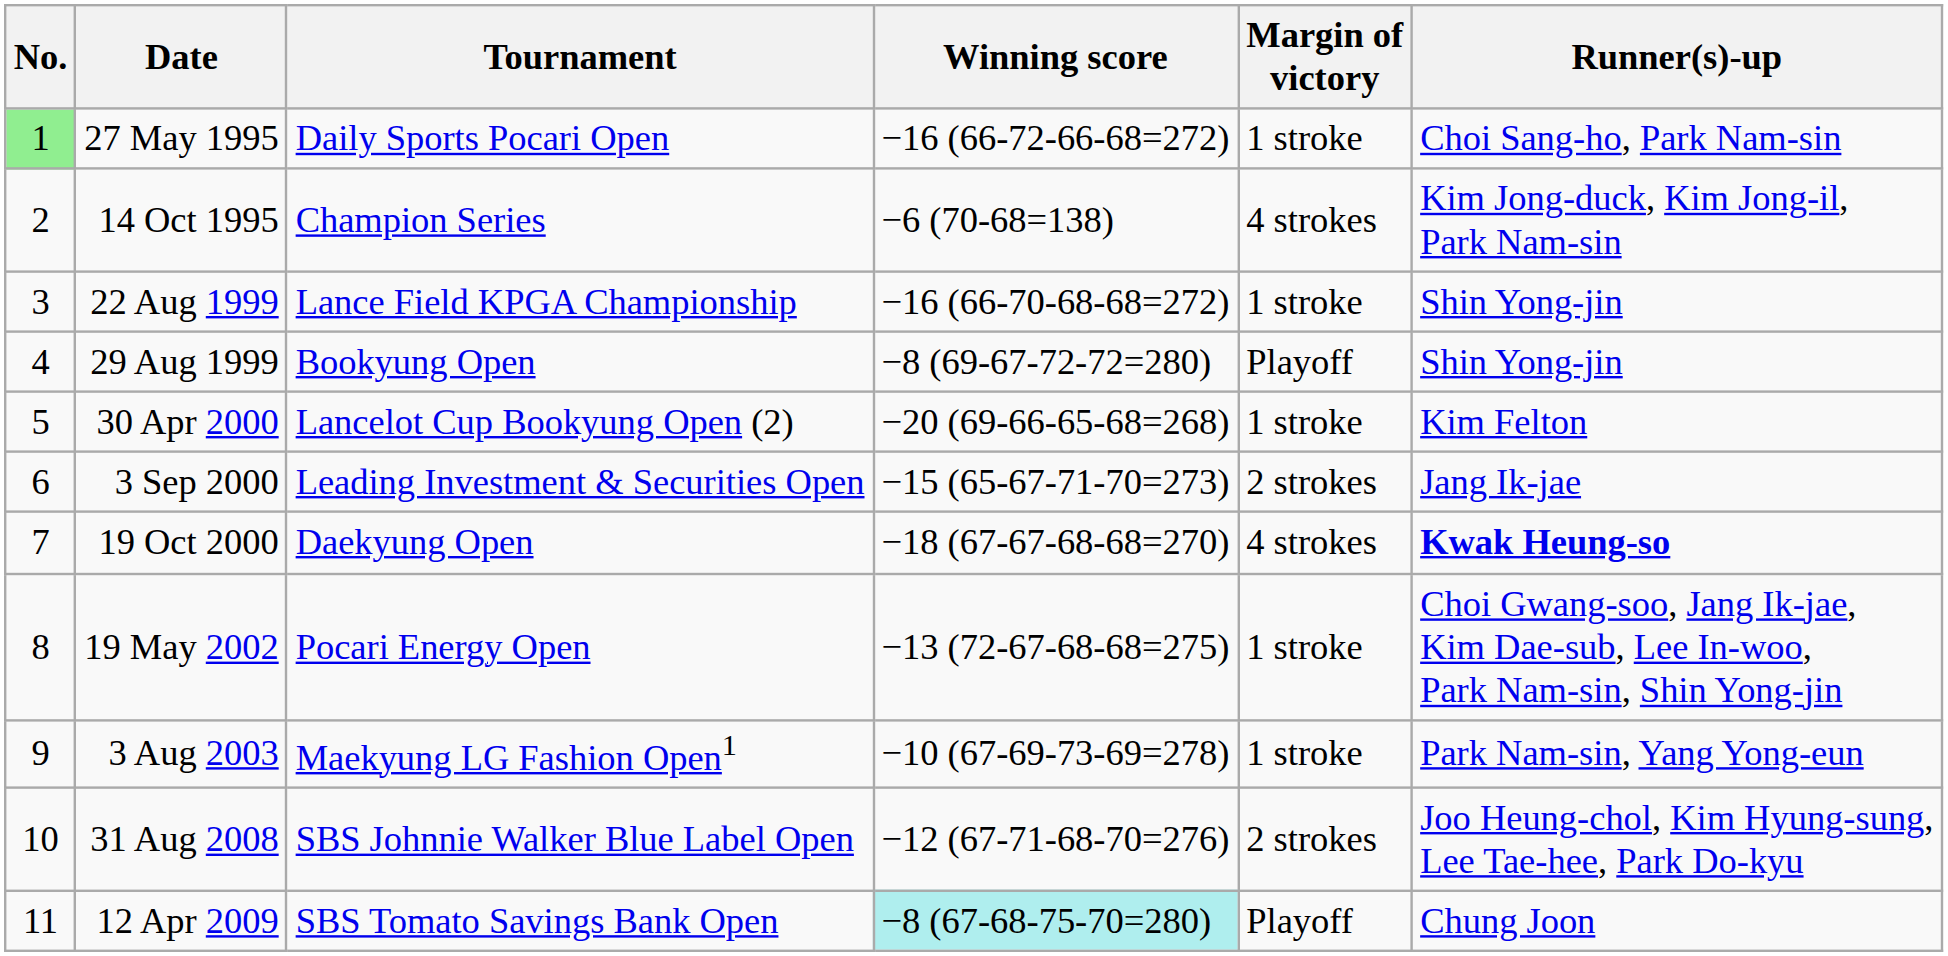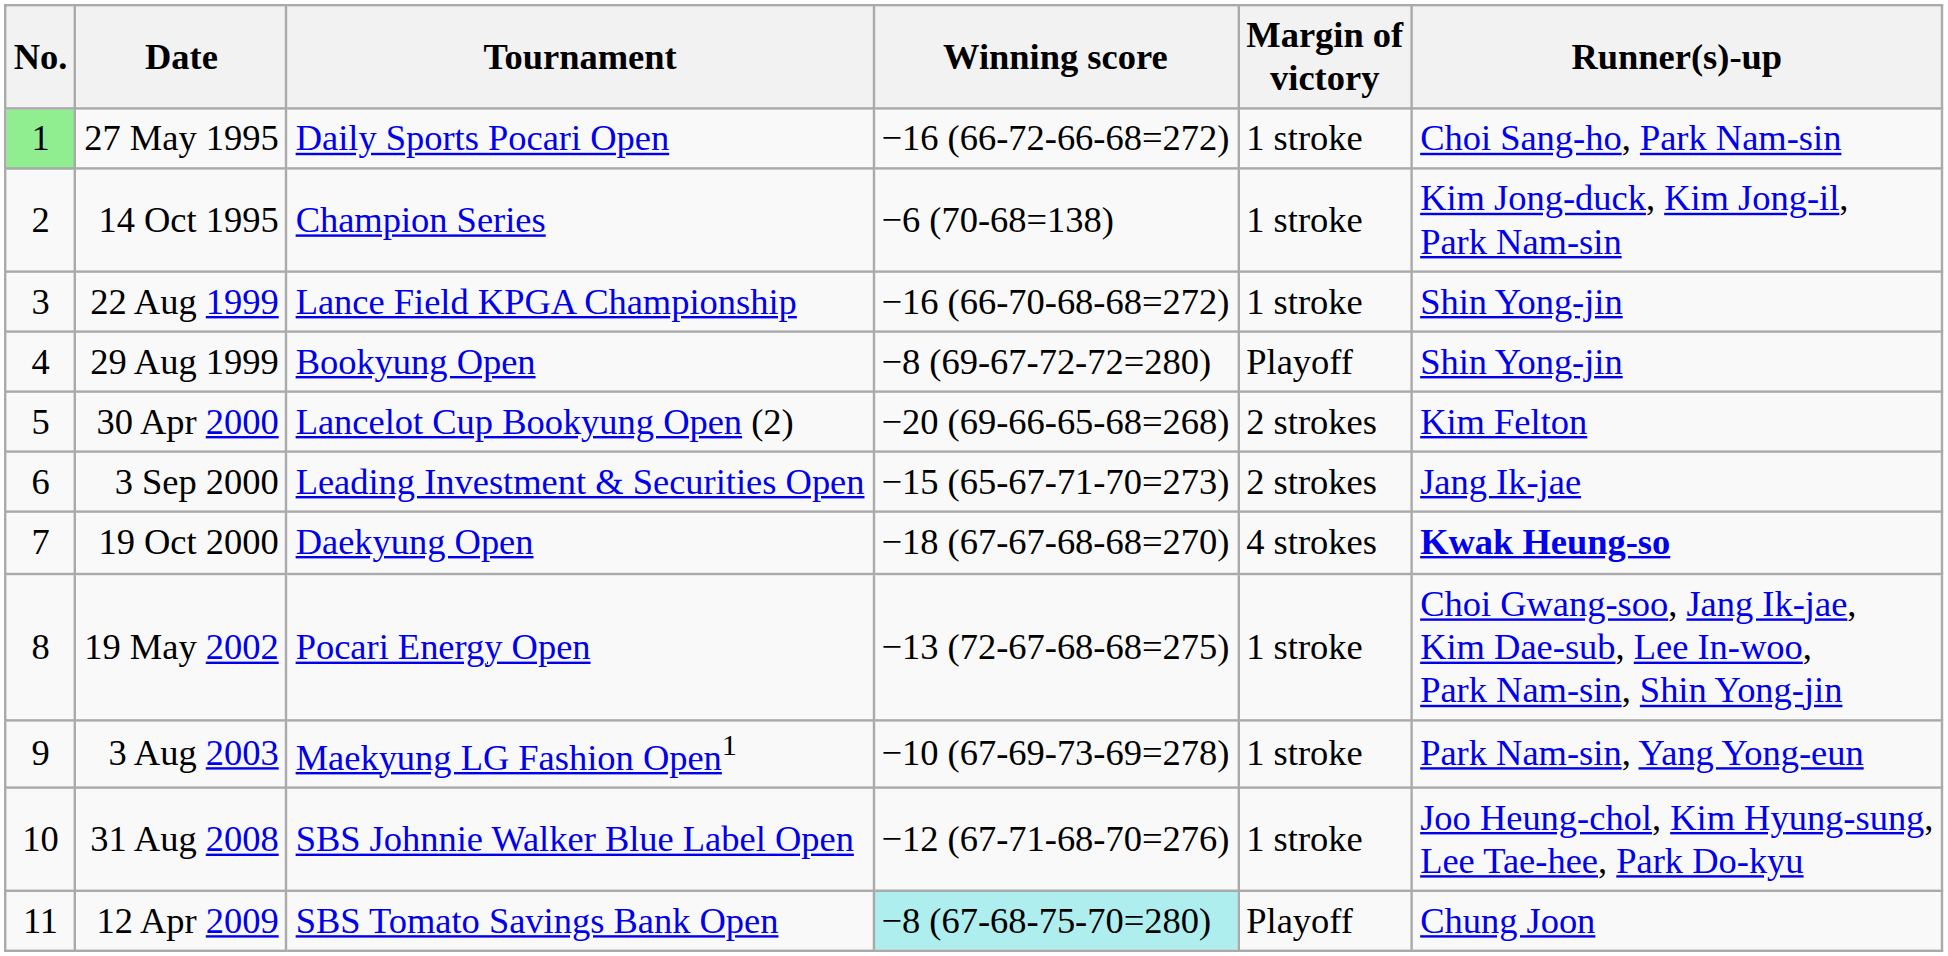(1312, 219) 4 strokes -> (1304, 219) 1 stroke
(1304, 421) 1 stroke -> (1312, 421) 2 strokes
(1312, 838) 2 strokes -> (1304, 838) 1 stroke
